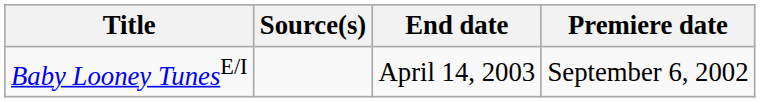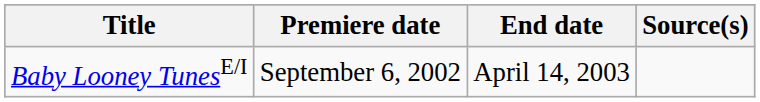columns swapped: (648, 25) <-> (313, 25)
